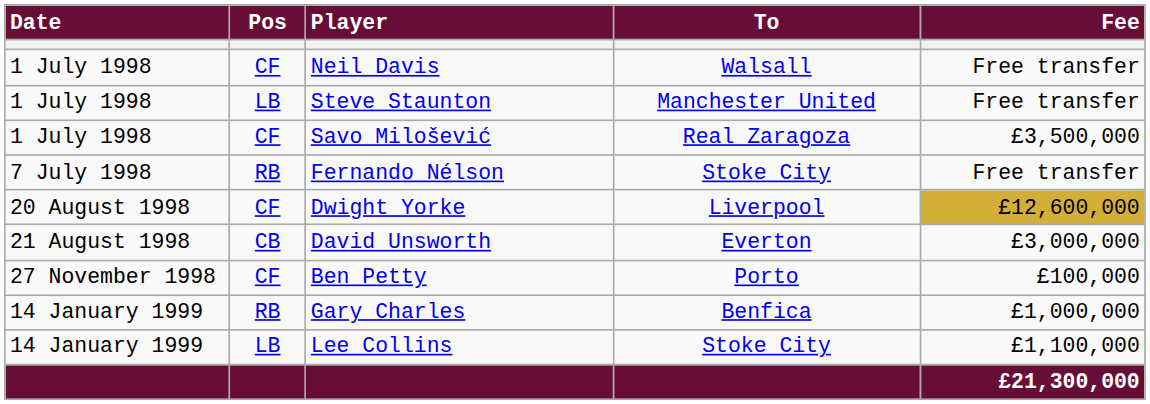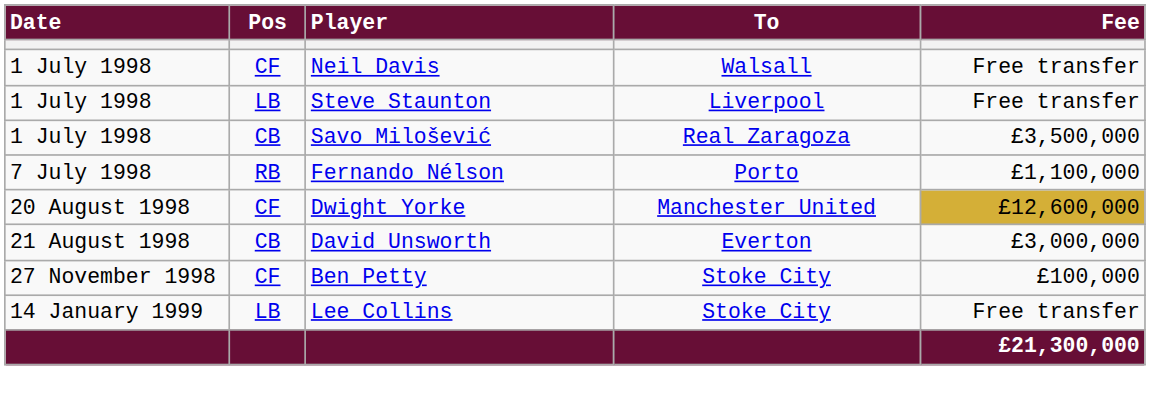(767, 102) Manchester United -> (767, 102) Liverpool
(268, 137) CF -> (268, 137) CB
(767, 172) Stoke City -> (767, 172) Porto
(1056, 172) Free transfer -> (1075, 172) £1,100,000
(767, 207) Liverpool -> (767, 207) Manchester United
(767, 277) Porto -> (767, 277) Stoke City
- row: (388, 312)
(1075, 347) £1,100,000 -> (1056, 312) Free transfer
